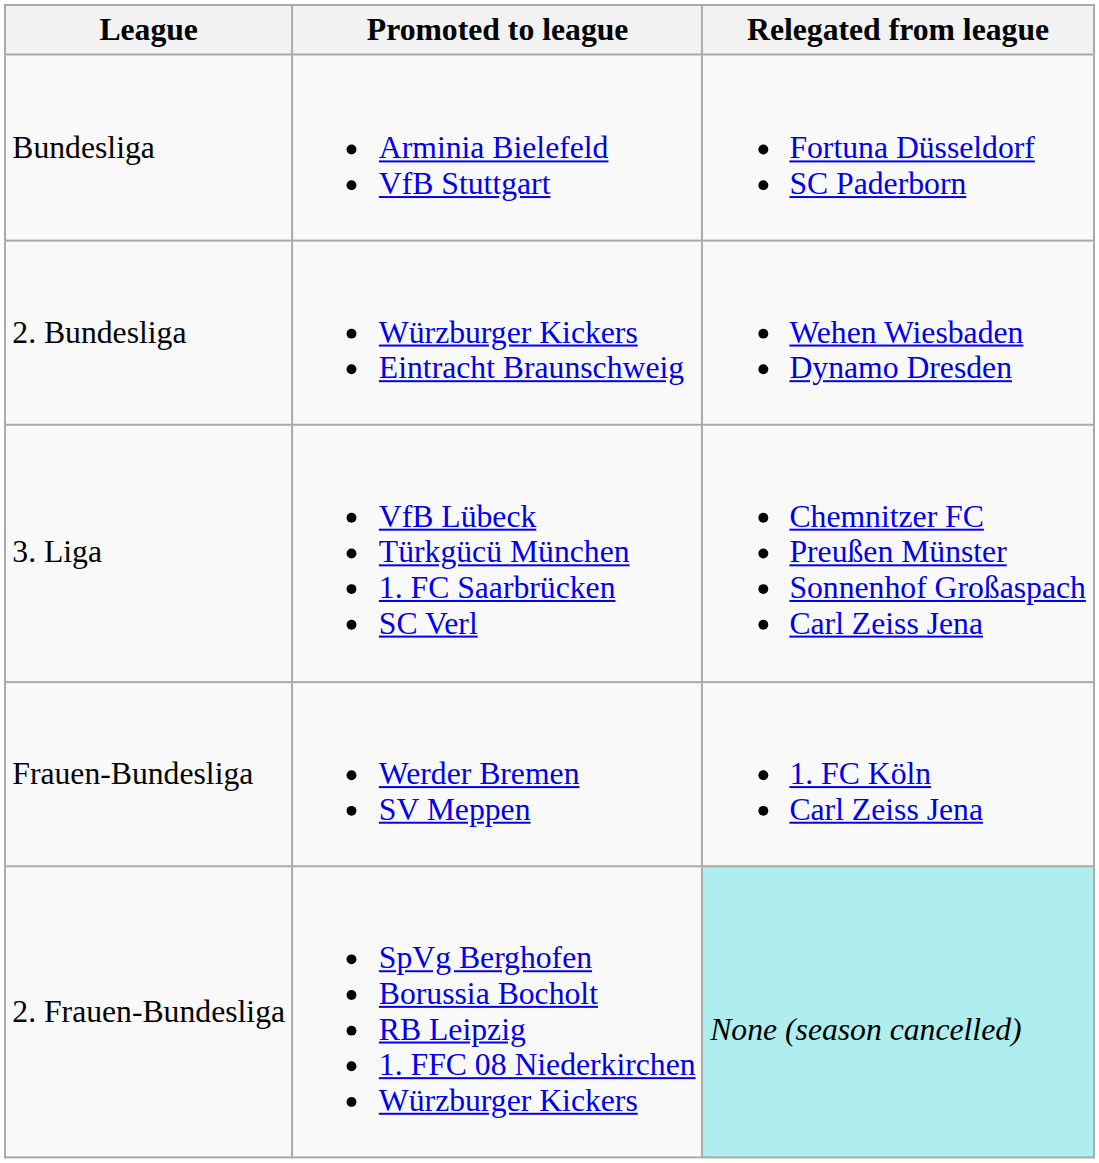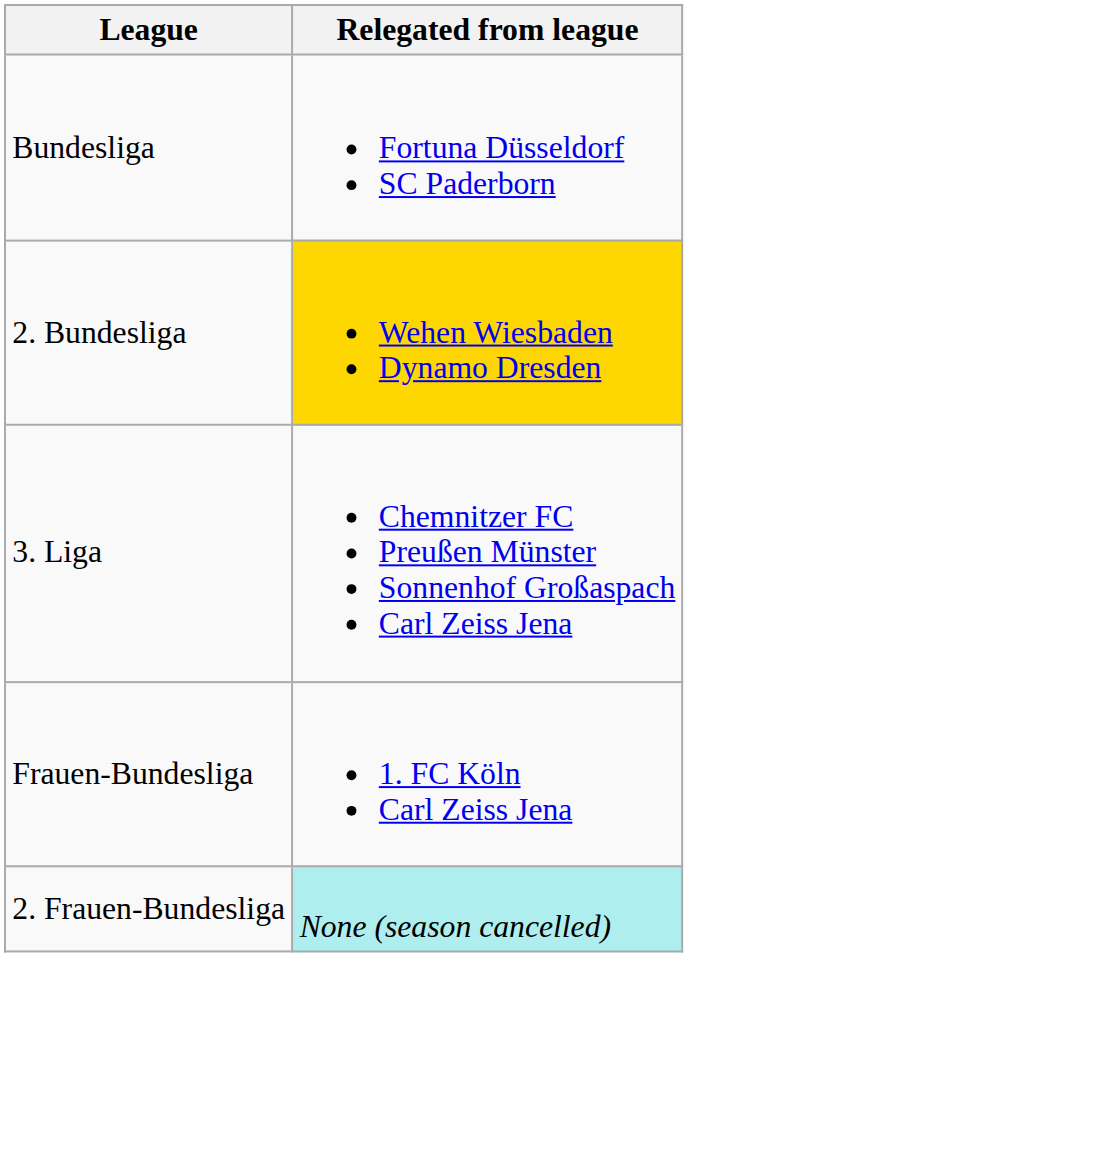- column: (498, 29)
(898, 350) no background -> (487, 350) gold background
